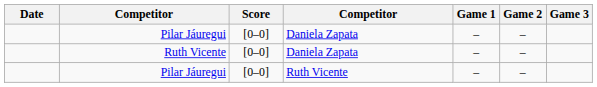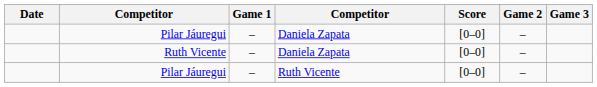columns swapped: (256, 14) <-> (476, 14)
